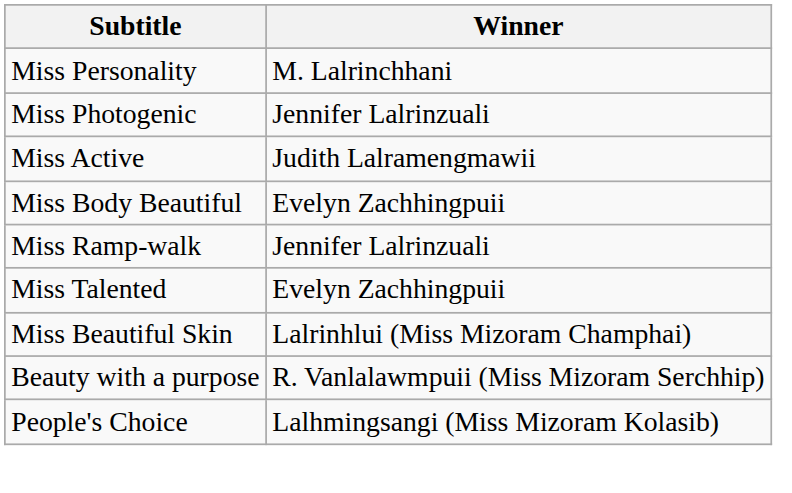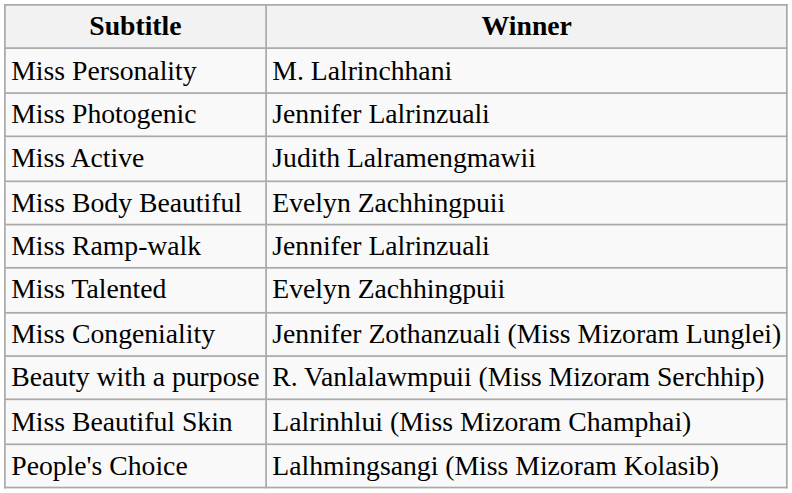+ row: (113, 333)
rows swapped: (122, 333) <-> (135, 377)
